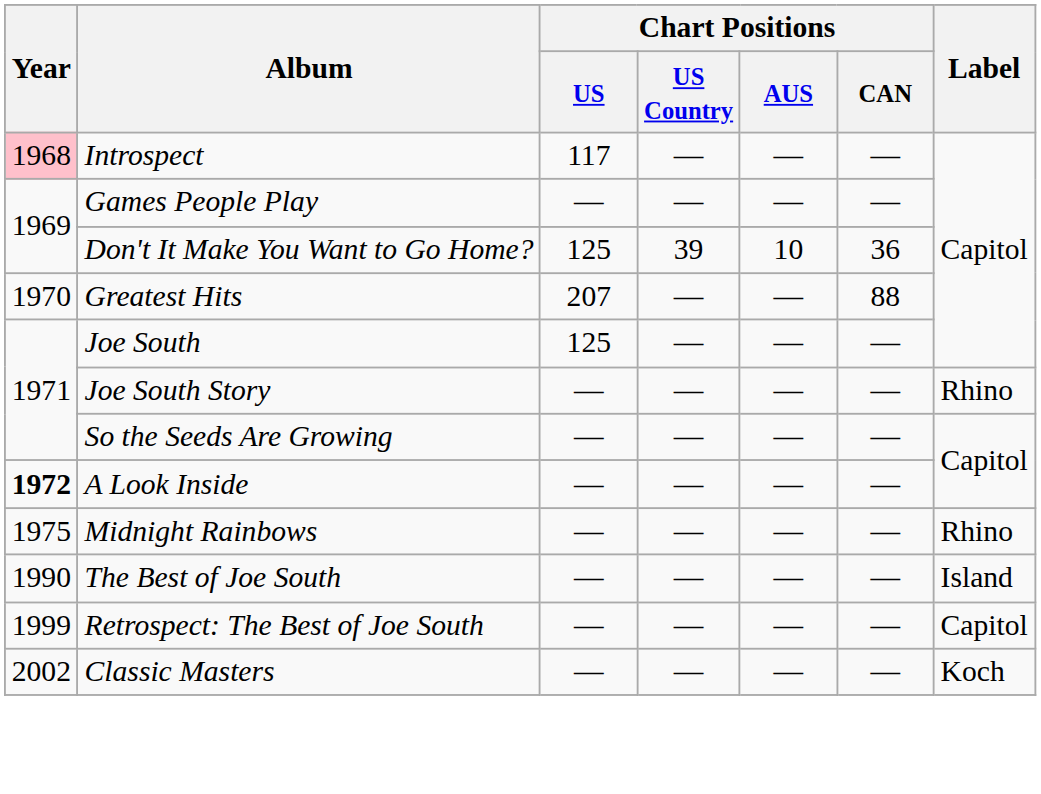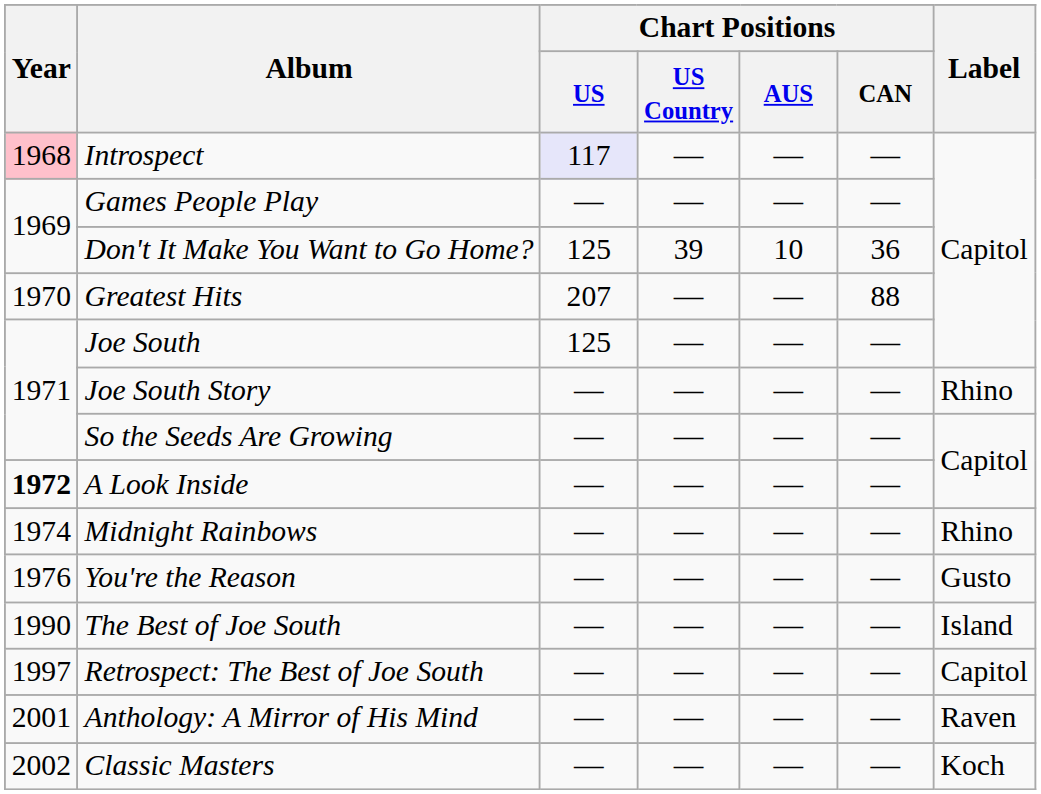(589, 155) no background -> (589, 155) lavender background
(41, 530) 1975 -> (41, 530) 1974
+ row: (190, 577)
(41, 624) 1999 -> (41, 671) 1997
+ row: (281, 718)
